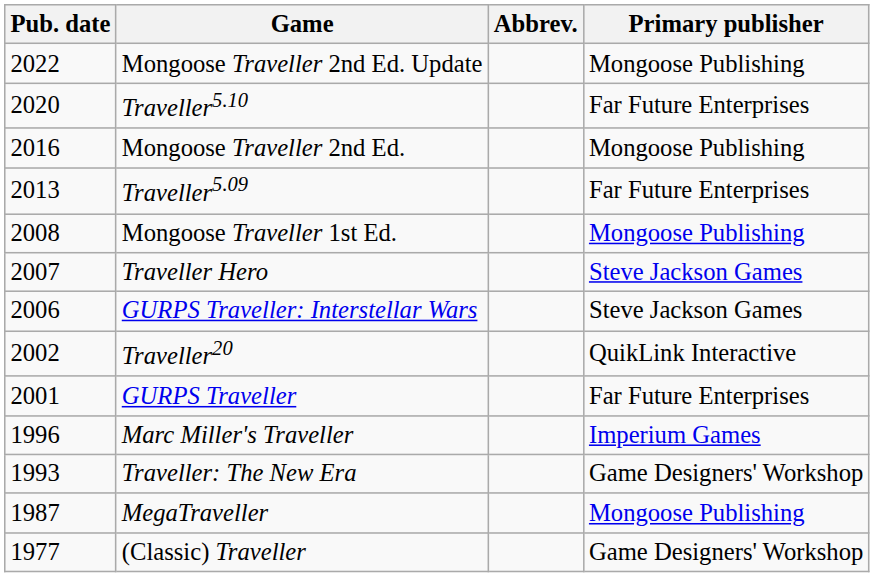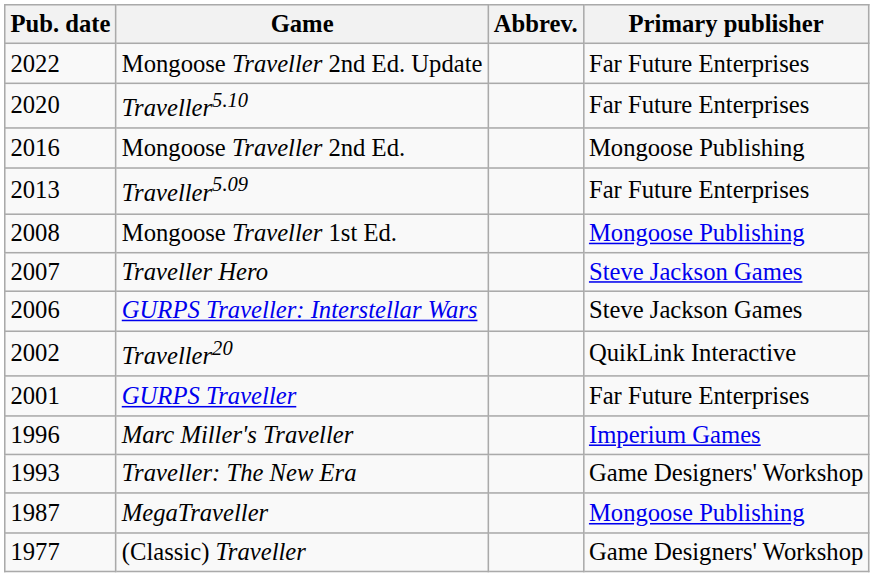(697, 63) Mongoose Publishing -> (699, 63) Far Future Enterprises
